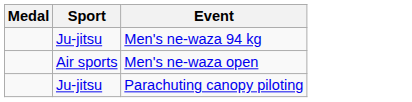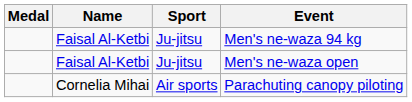+ column: (103, 16)
(87, 62) Air sports -> (179, 62) Ju-jitsu
(79, 86) Ju-jitsu -> (187, 86) Air sports
